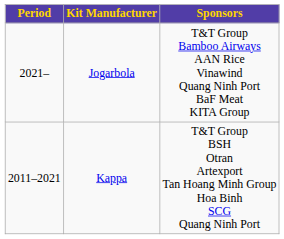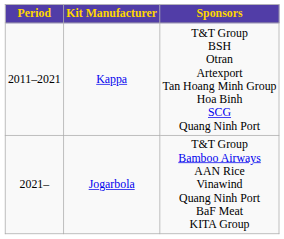rows swapped: (112, 177) <-> (112, 72)
